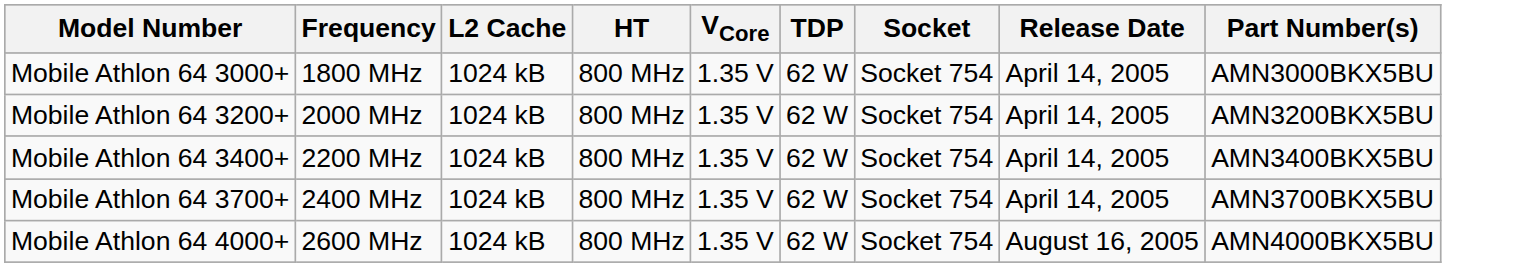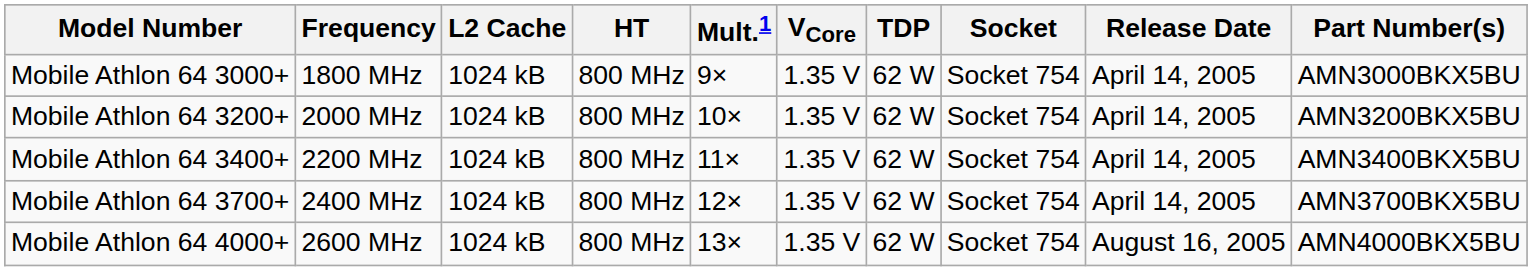+ column: (734, 29)
